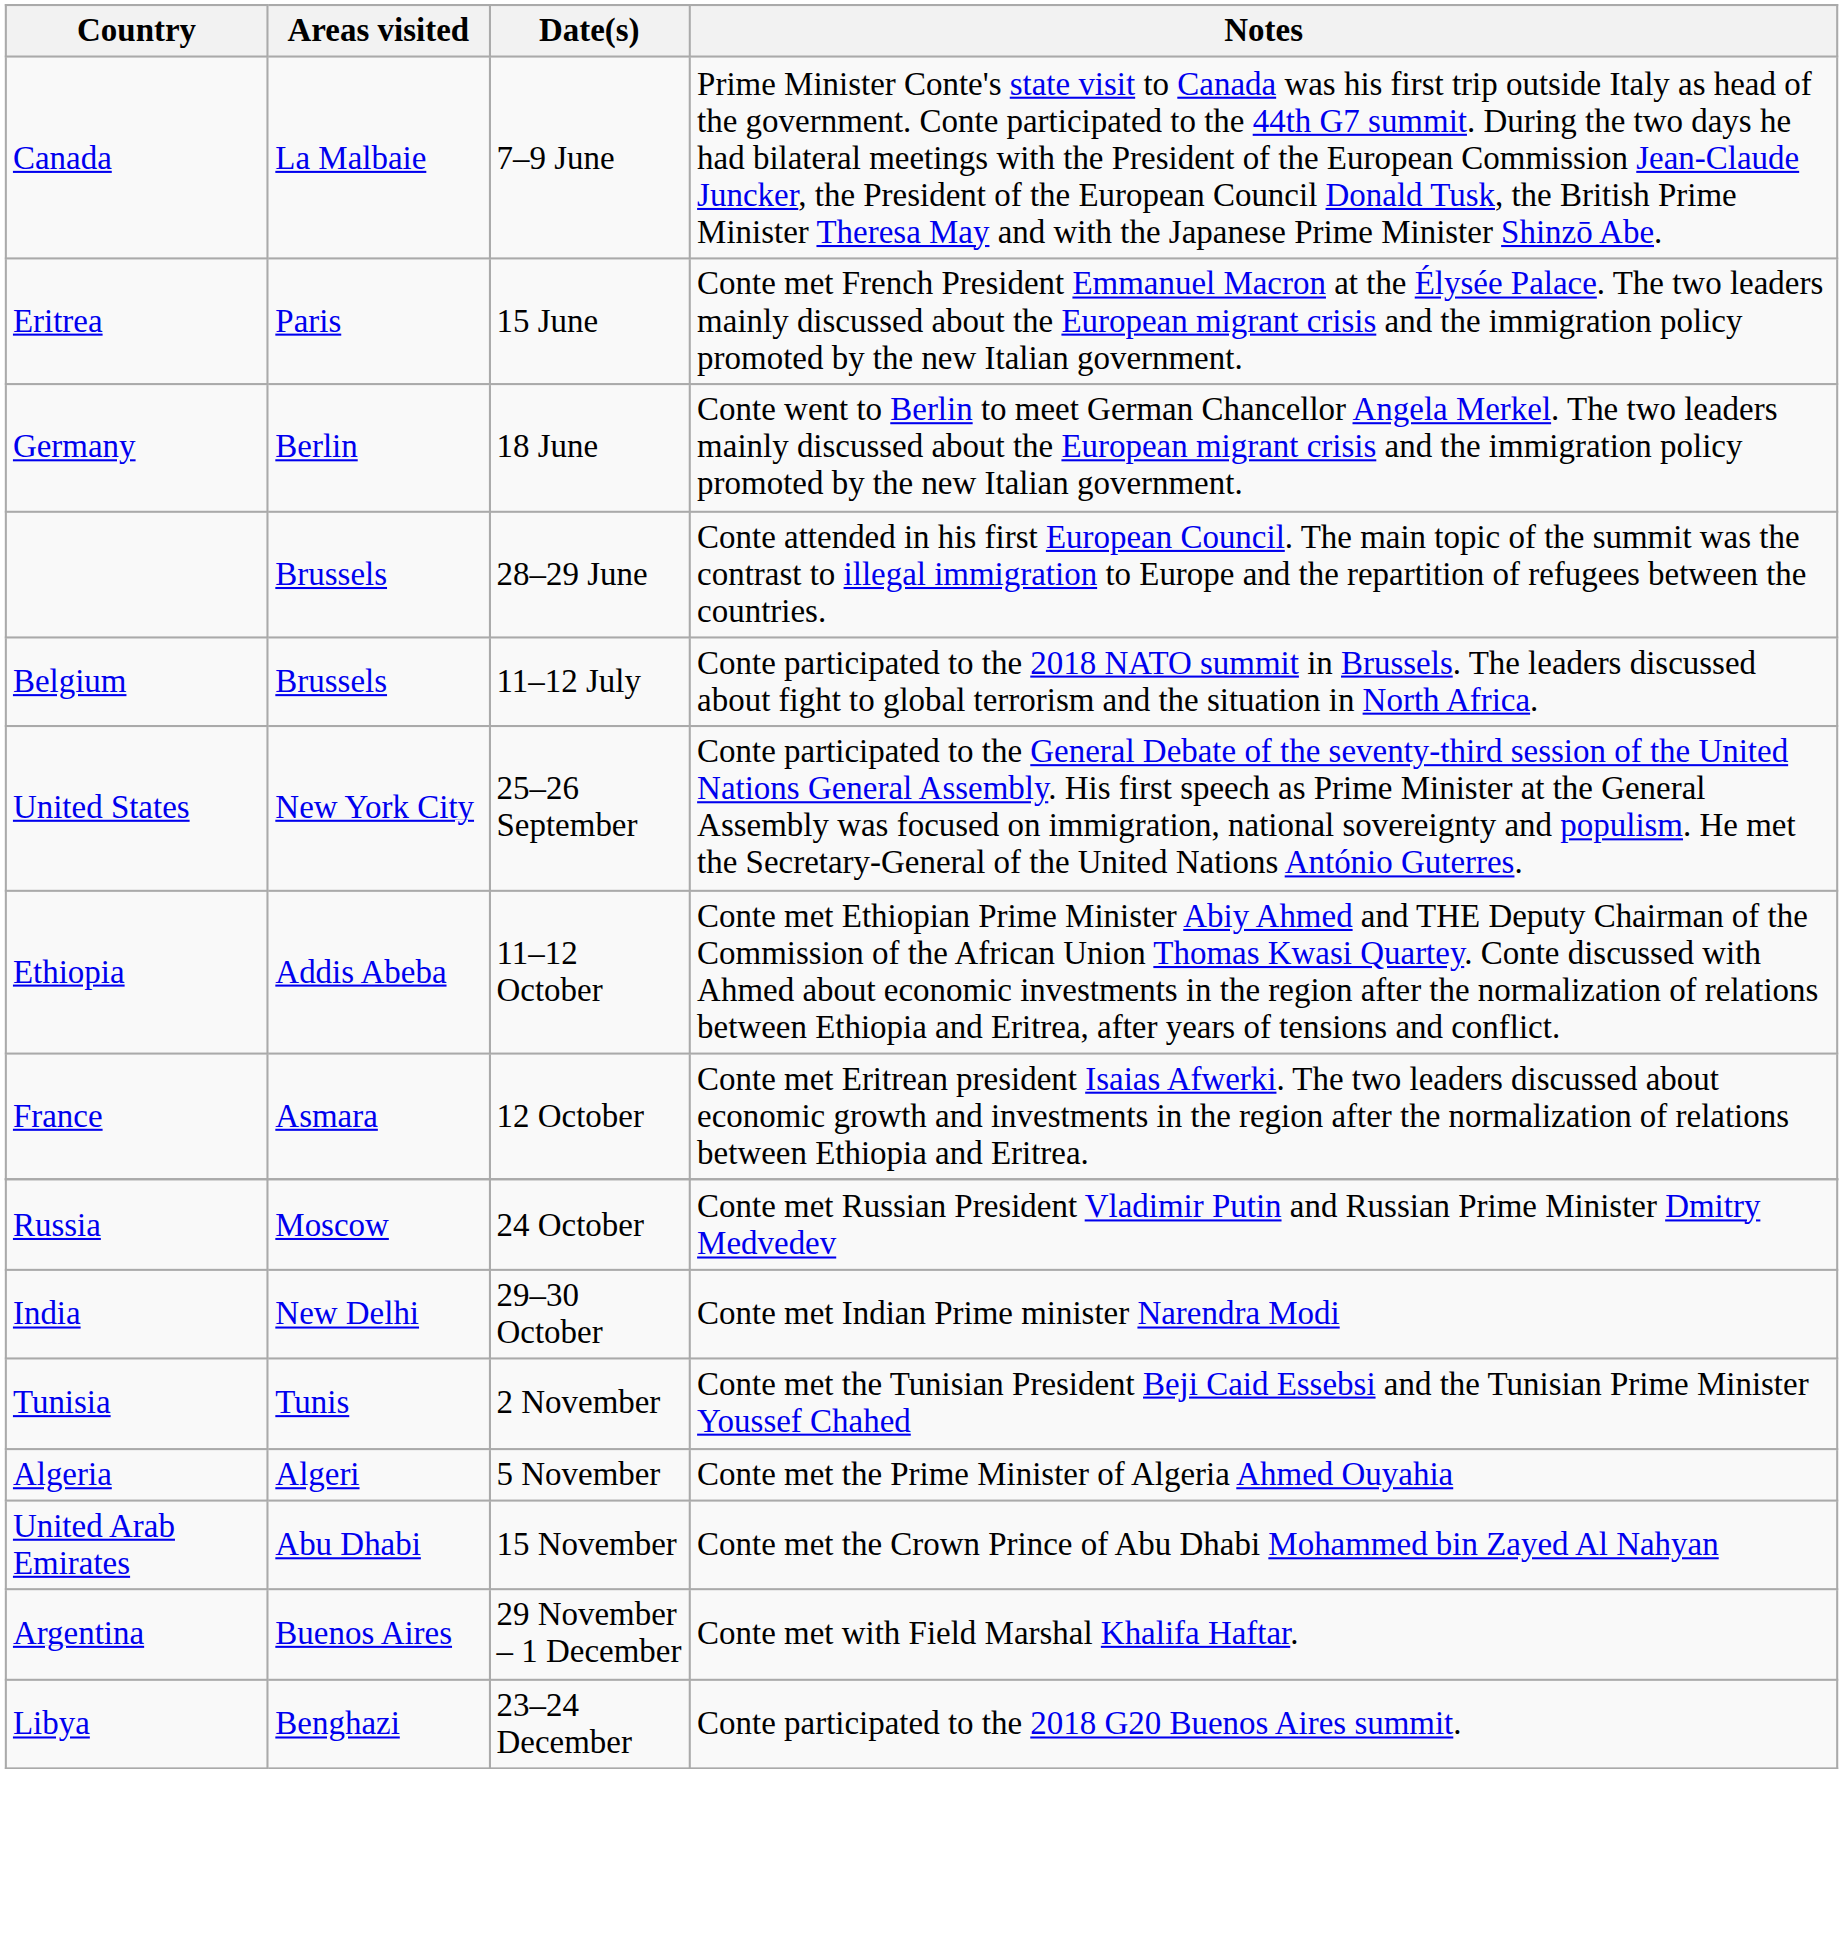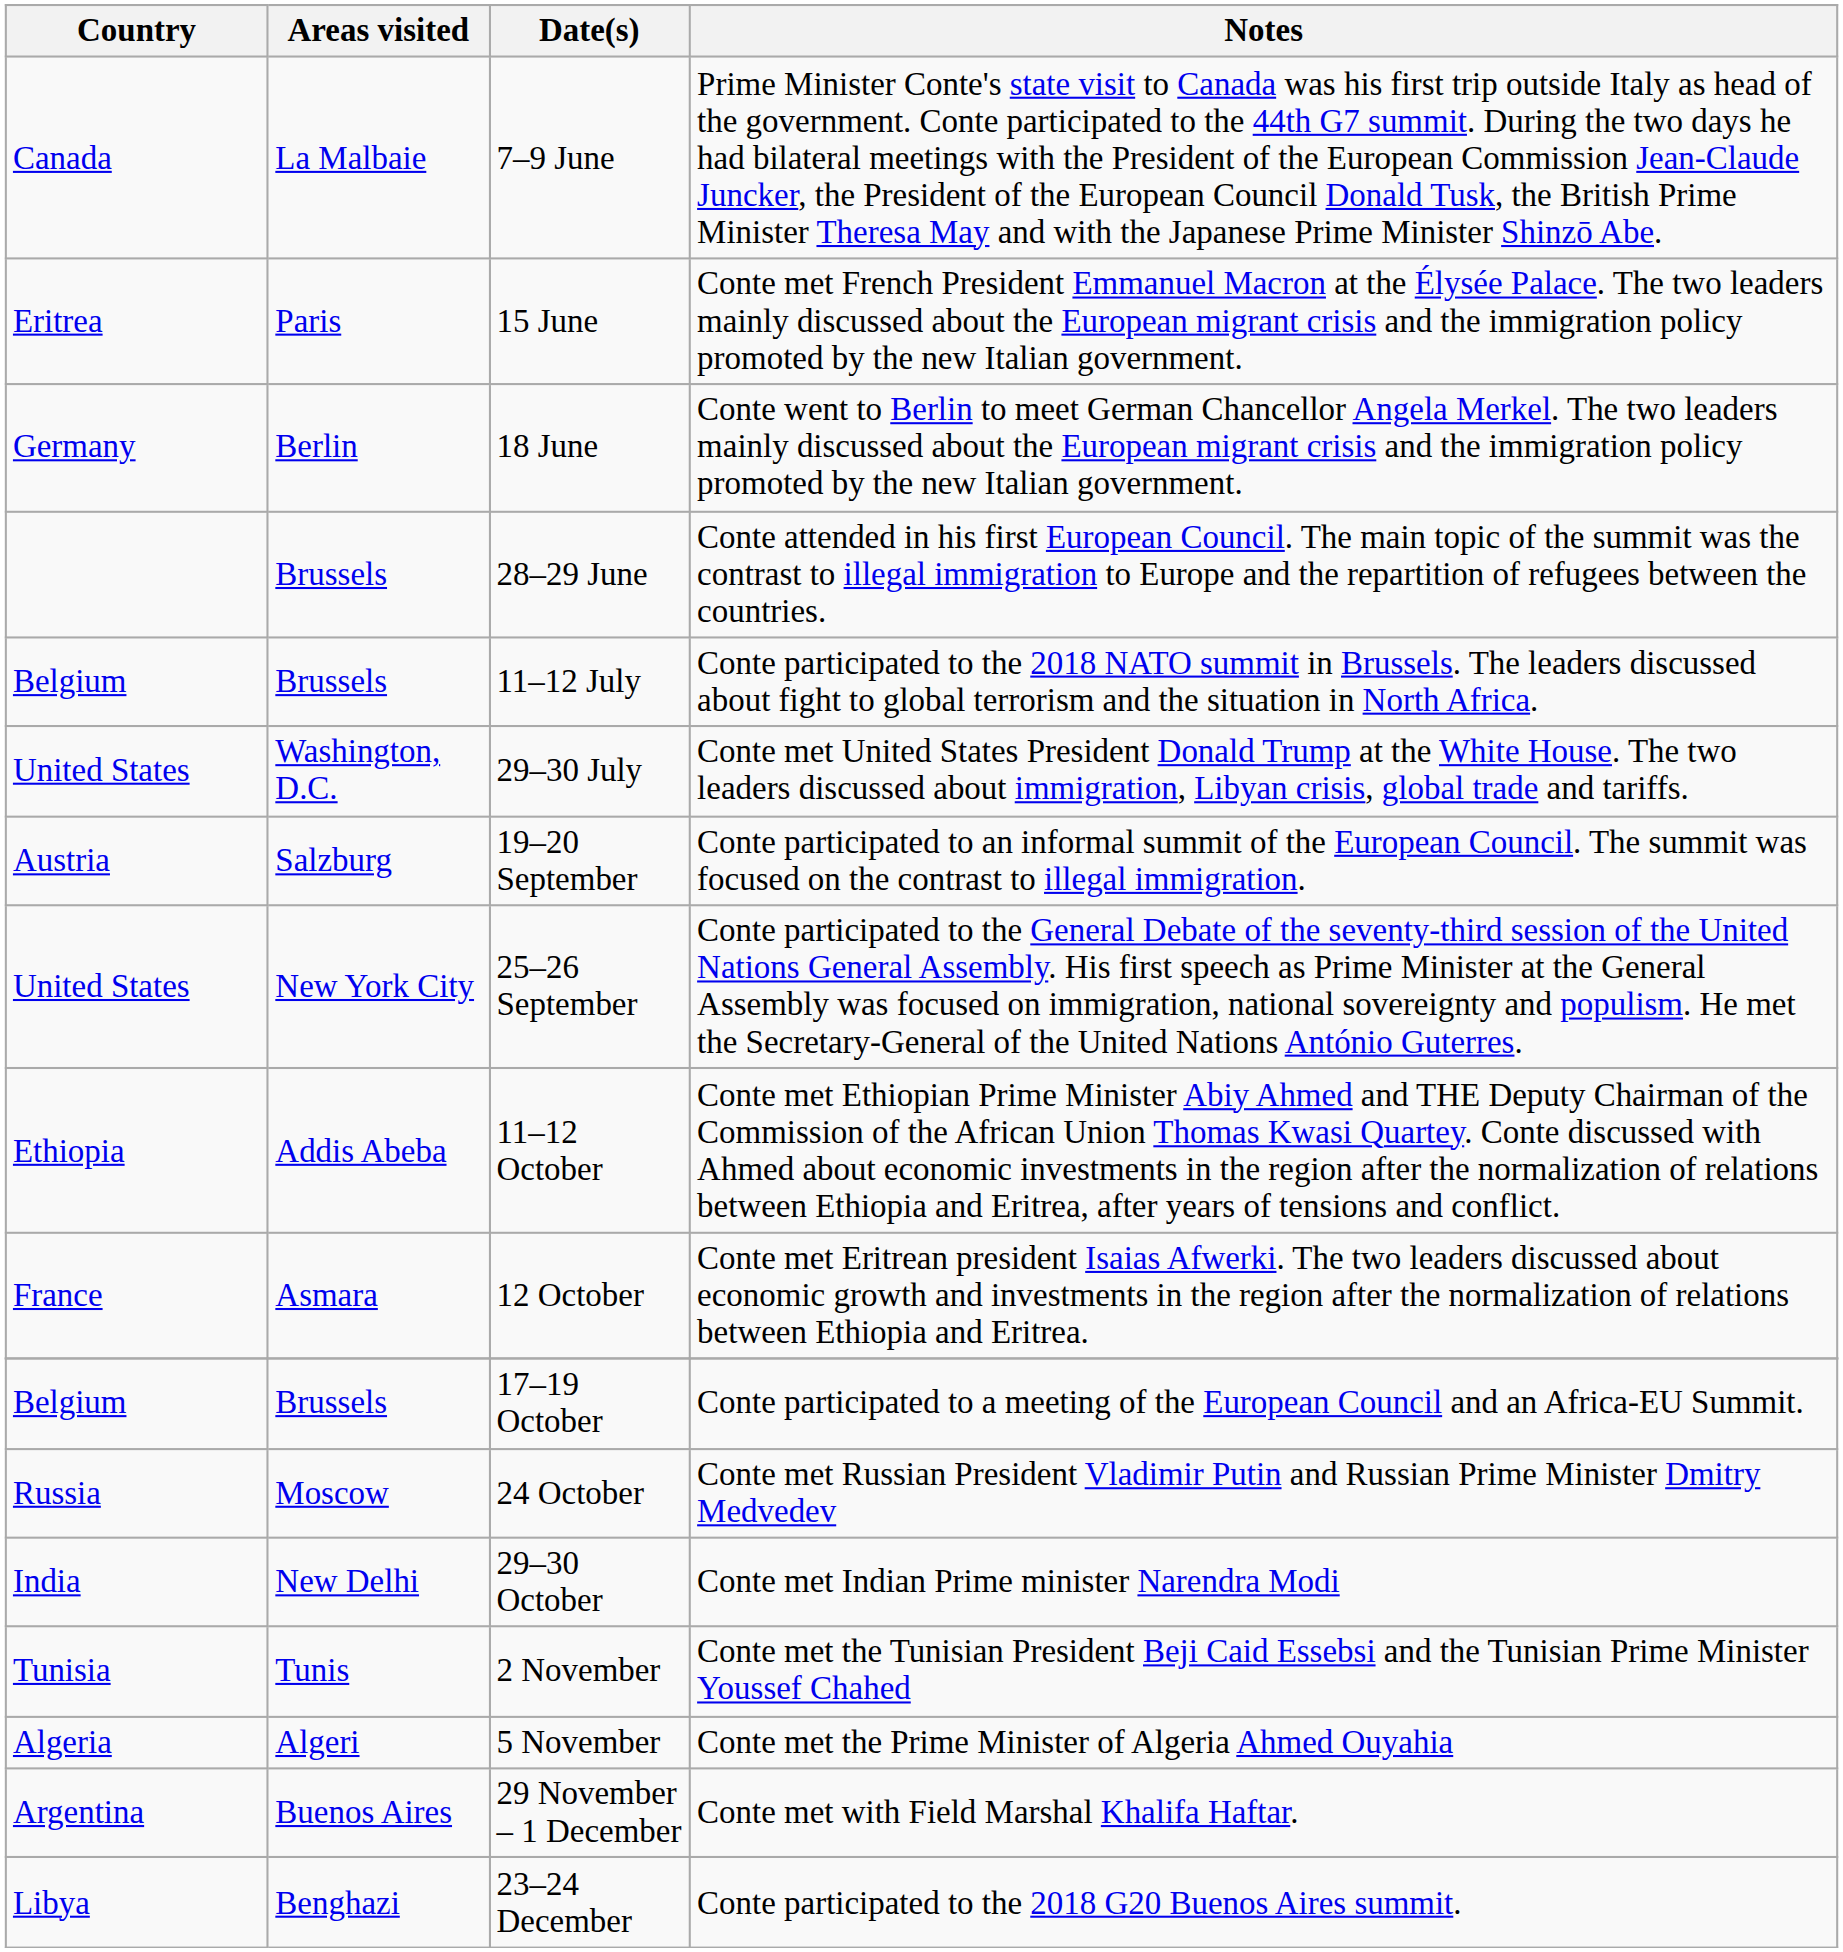+ row: (569, 770)
+ row: (567, 860)
+ row: (550, 1402)
- row: (587, 1544)
